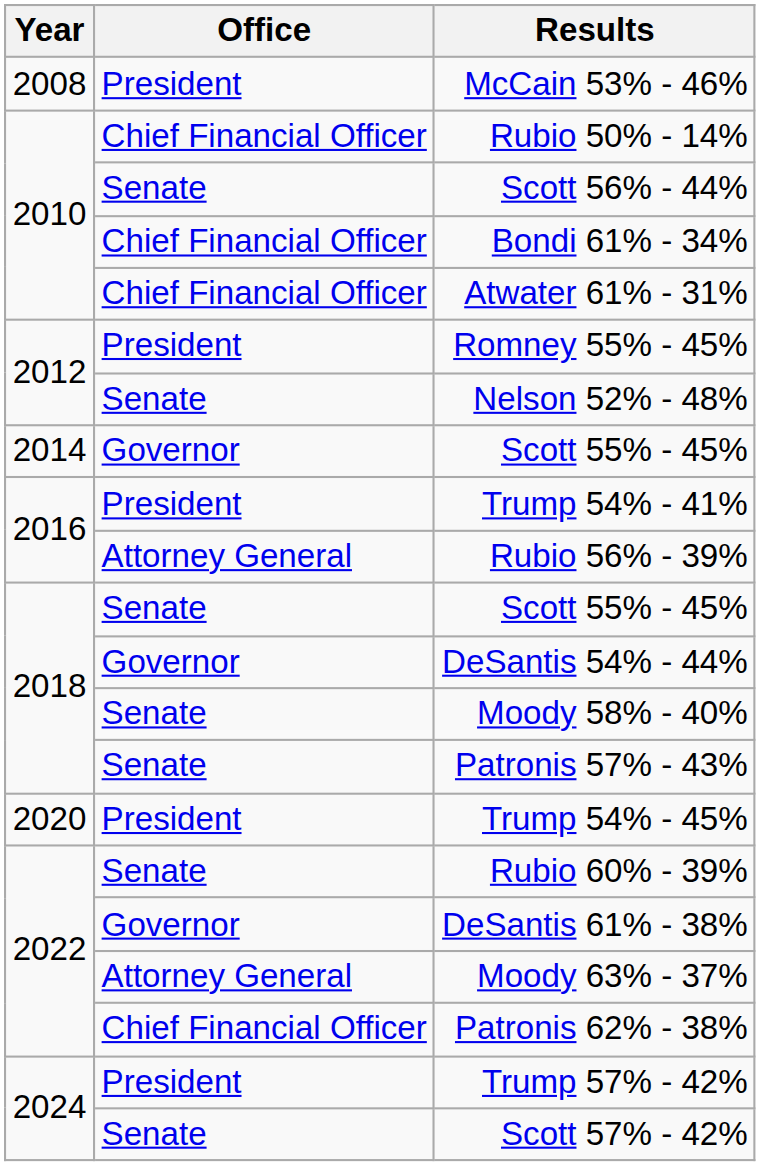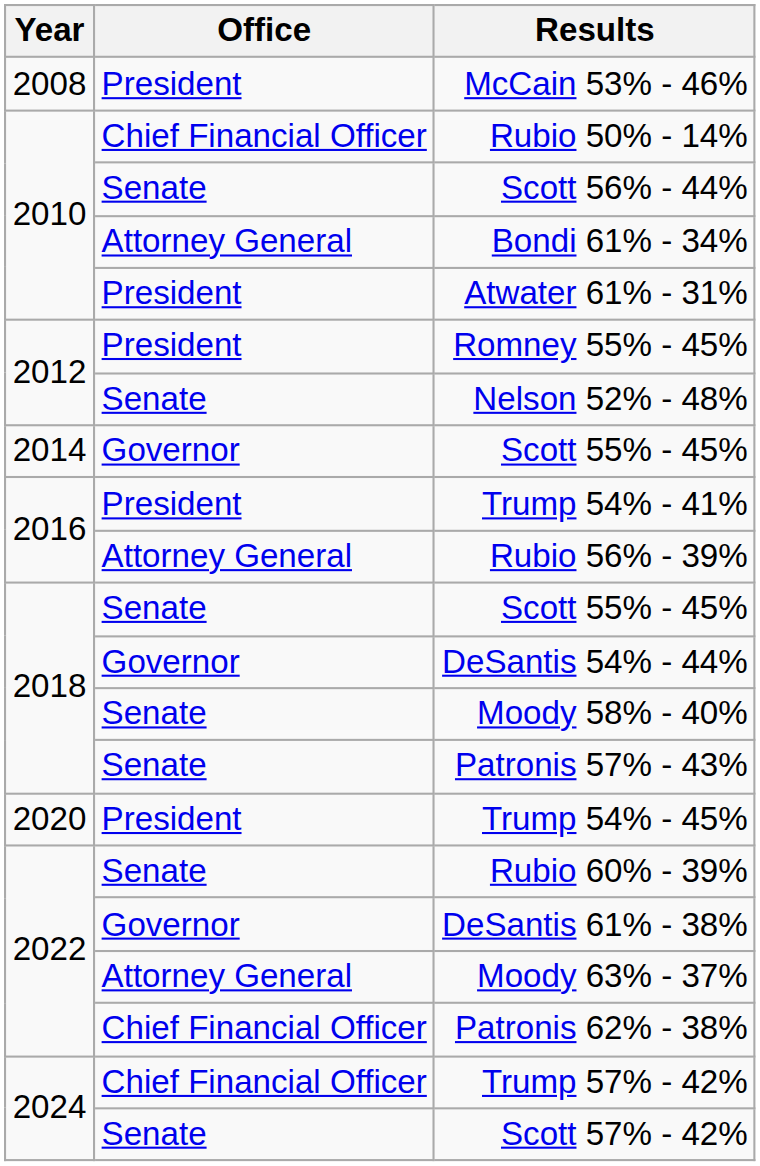(264, 240) Chief Financial Officer -> (227, 240) Attorney General
(264, 293) Chief Financial Officer -> (172, 293) President
(172, 1081) President -> (264, 1081) Chief Financial Officer
